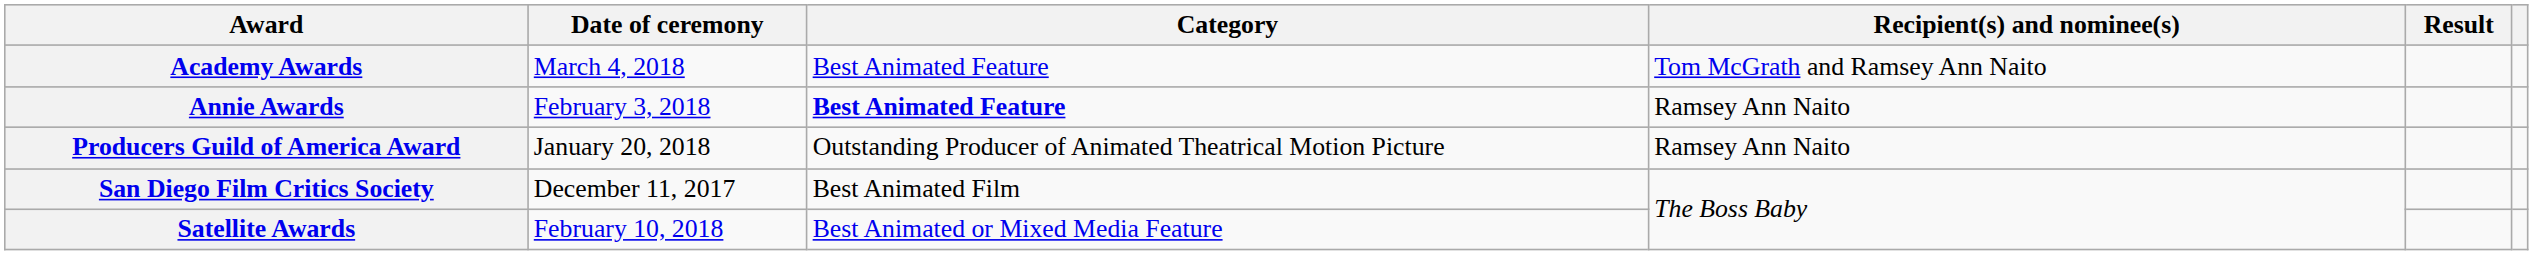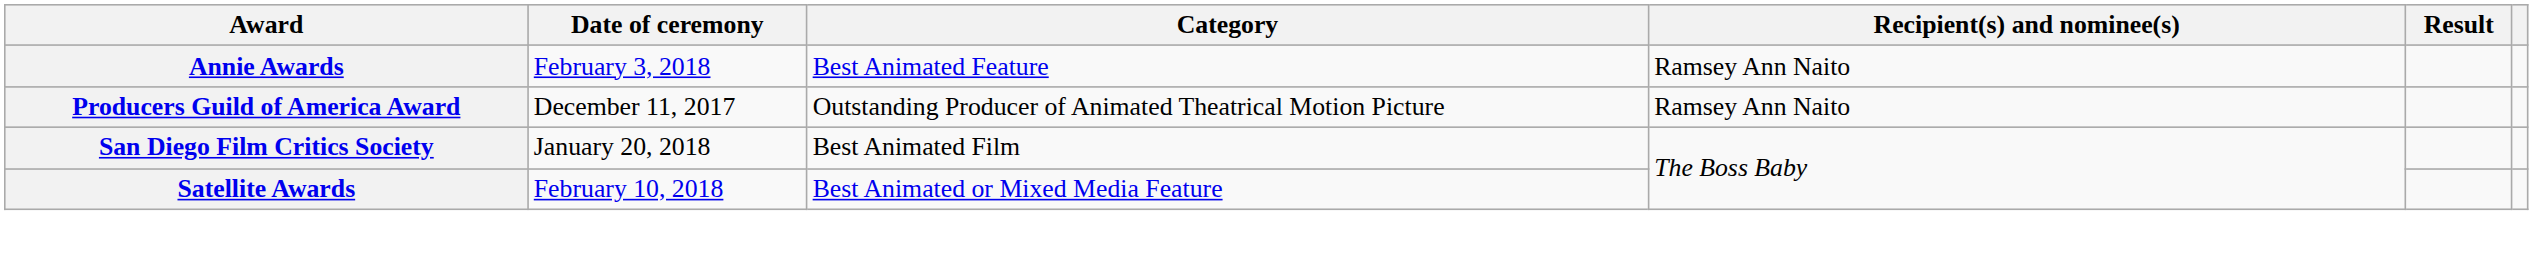- row: (266, 65)
(939, 106) bold -> (931, 65) normal
(622, 147) January 20, 2018 -> (635, 106) December 11, 2017
(635, 188) December 11, 2017 -> (622, 147) January 20, 2018
